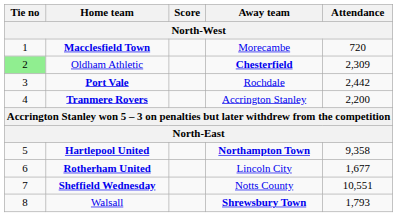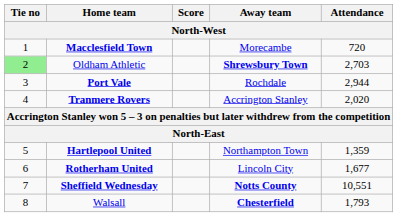(264, 64) Chesterfield -> (266, 64) Shrewsbury Town
(358, 64) 2,309 -> (357, 64) 2,703
(358, 82) 2,442 -> (357, 82) 2,944
(358, 99) 2,200 -> (357, 99) 2,020
(264, 151) bold -> (266, 151) normal
(358, 151) 9,358 -> (357, 151) 1,359
(264, 185) normal -> (266, 185) bold
(264, 202) Shrewsbury Town -> (266, 202) Chesterfield
